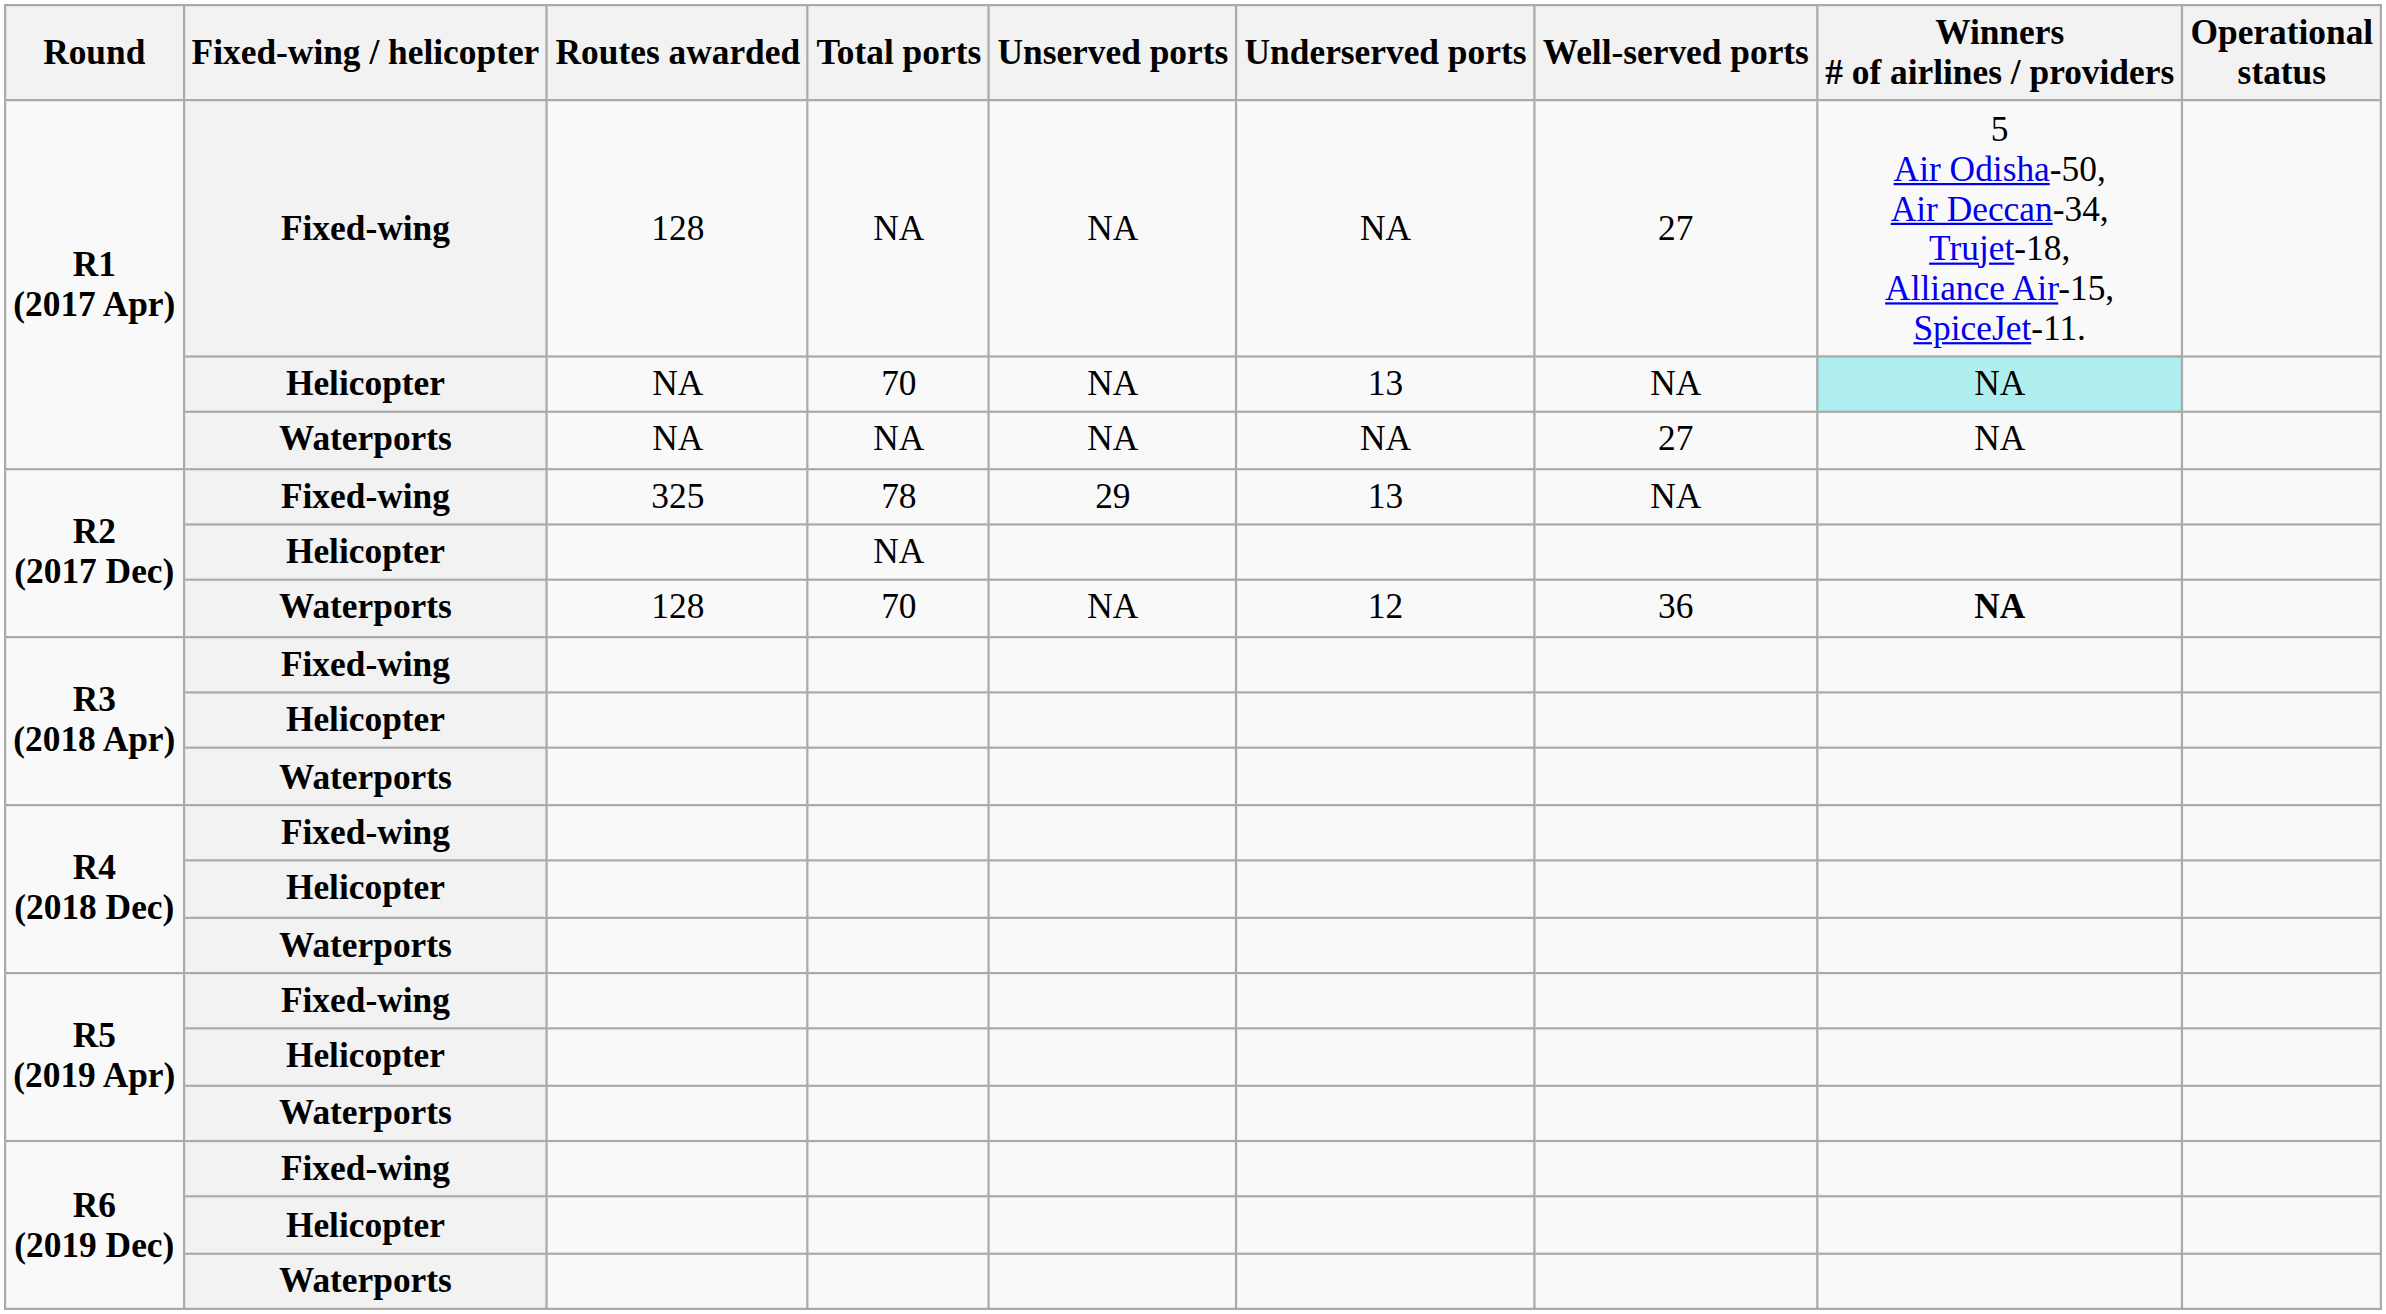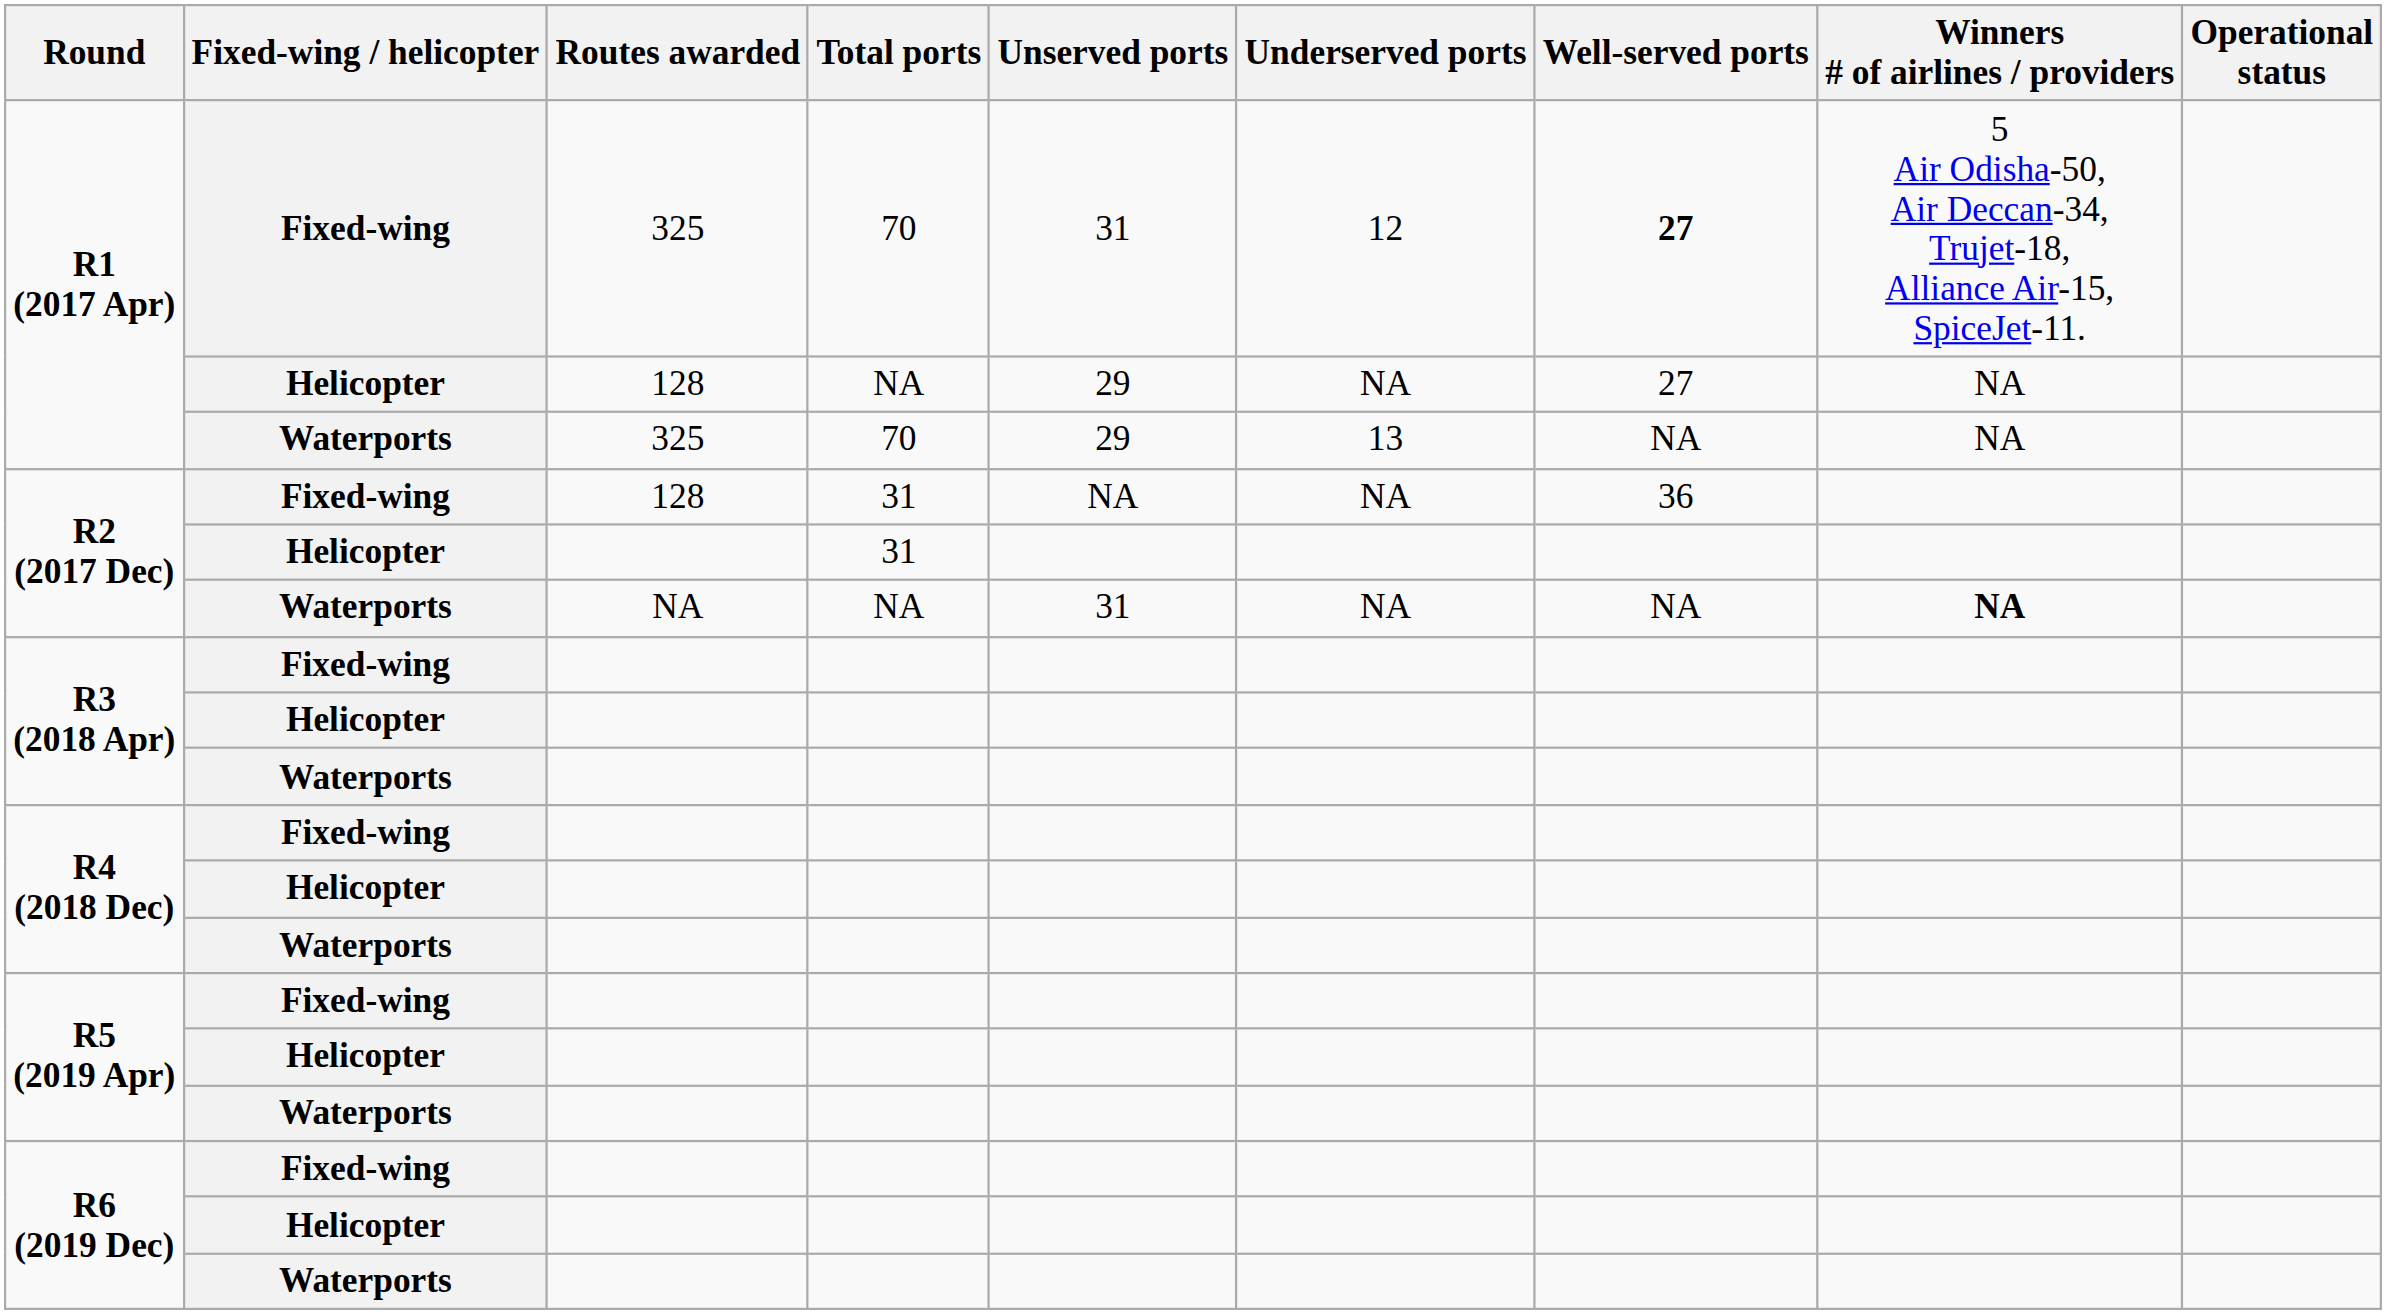(678, 227) 128 -> (678, 227) 325
(899, 227) NA -> (899, 227) 70
(1113, 227) NA -> (1113, 227) 31
(1386, 227) NA -> (1385, 227) 12
(1676, 227) normal -> (1676, 227) bold
(678, 383) NA -> (678, 383) 128
(899, 383) 70 -> (899, 383) NA
(1113, 383) NA -> (1113, 383) 29
(1385, 383) 13 -> (1386, 383) NA
(1676, 383) NA -> (1676, 383) 27
(2000, 383) paleturquoise background -> (2000, 383) no background
(678, 439) NA -> (678, 439) 325
(899, 439) NA -> (899, 439) 70
(1113, 439) NA -> (1113, 439) 29
(1386, 439) NA -> (1385, 439) 13
(1676, 439) 27 -> (1676, 439) NA
(678, 495) 325 -> (678, 495) 128
(899, 495) 78 -> (899, 495) 31
(1113, 495) 29 -> (1113, 495) NA
(1385, 495) 13 -> (1386, 495) NA
(1676, 495) NA -> (1676, 495) 36
(899, 551) NA -> (899, 551) 31
(678, 607) 128 -> (678, 607) NA
(899, 607) 70 -> (899, 607) NA
(1113, 607) NA -> (1113, 607) 31
(1385, 607) 12 -> (1386, 607) NA
(1676, 607) 36 -> (1676, 607) NA
